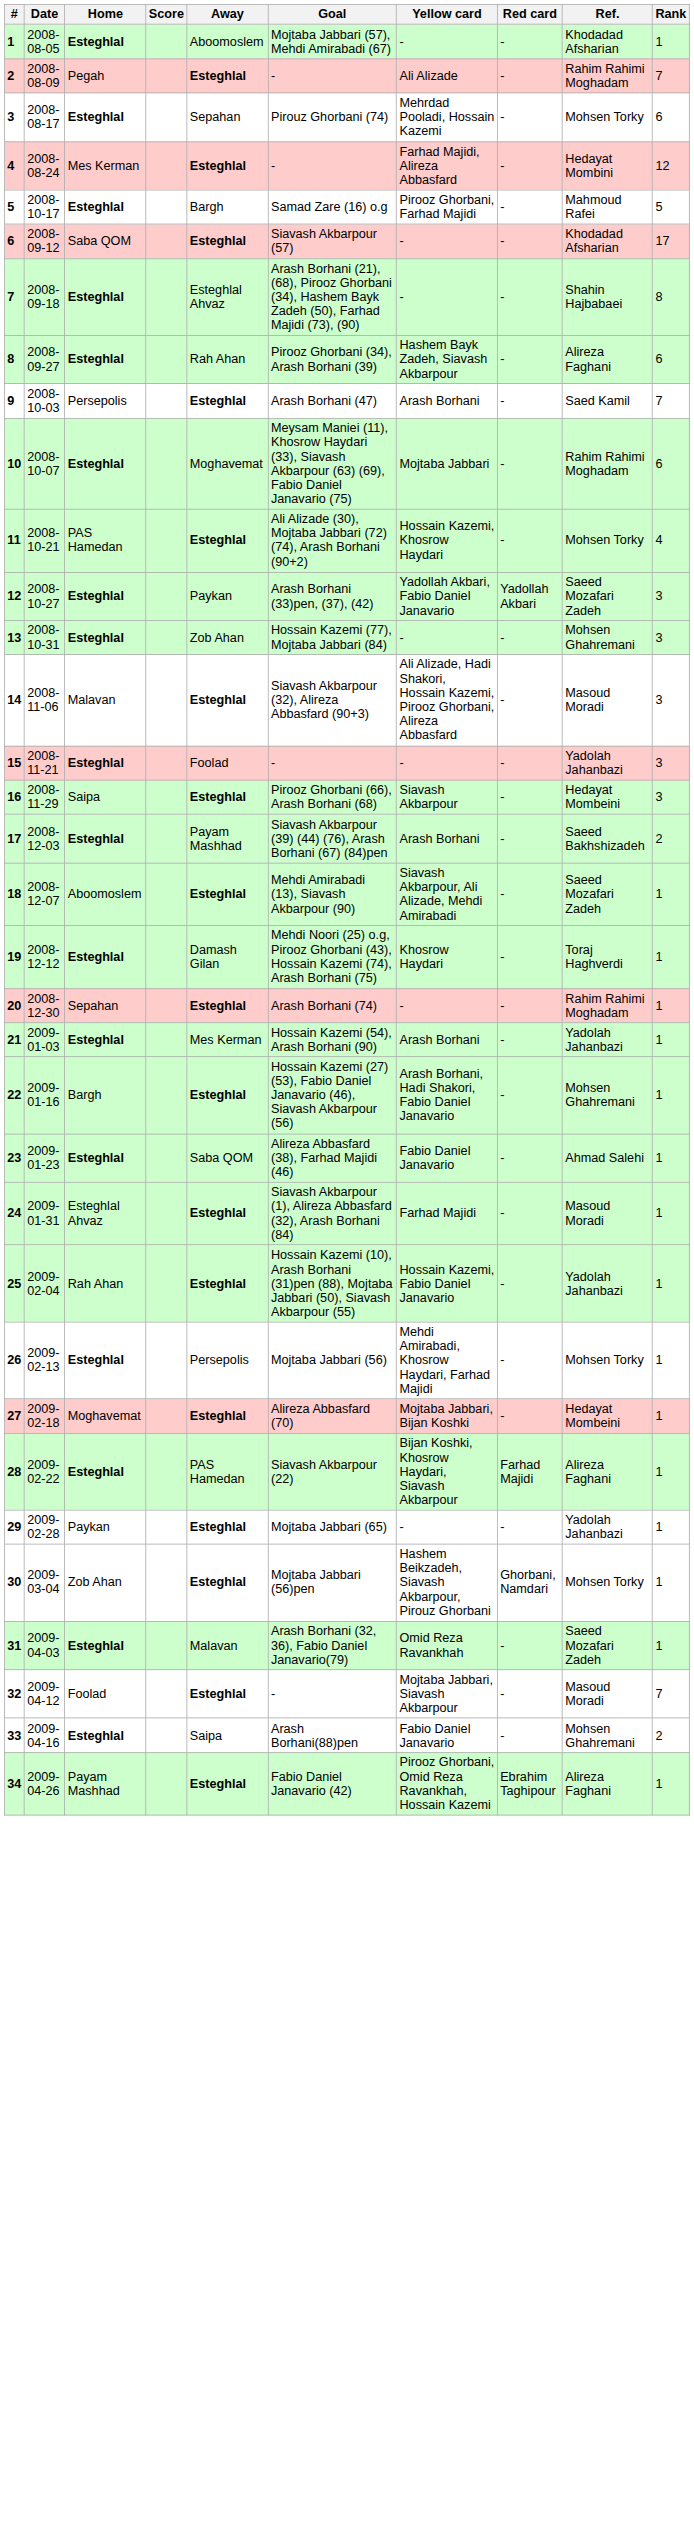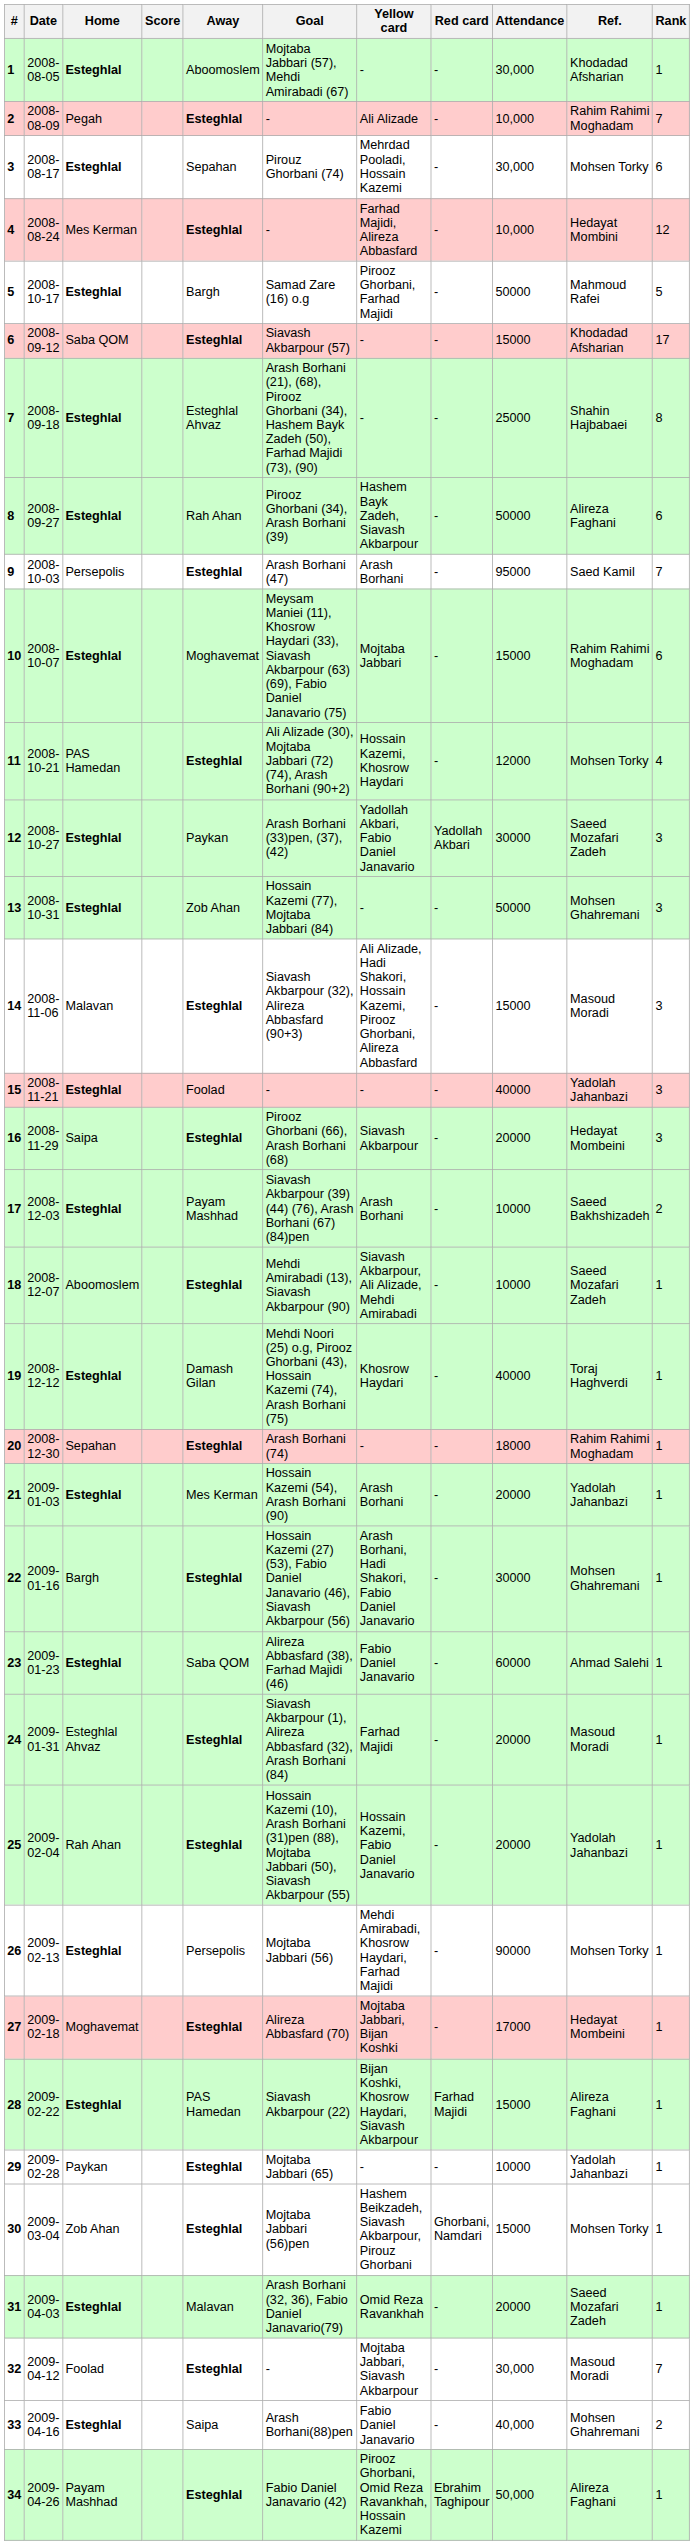+ column: (530, 21)
